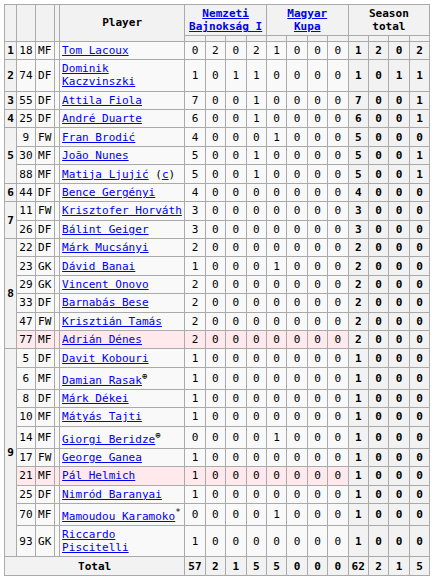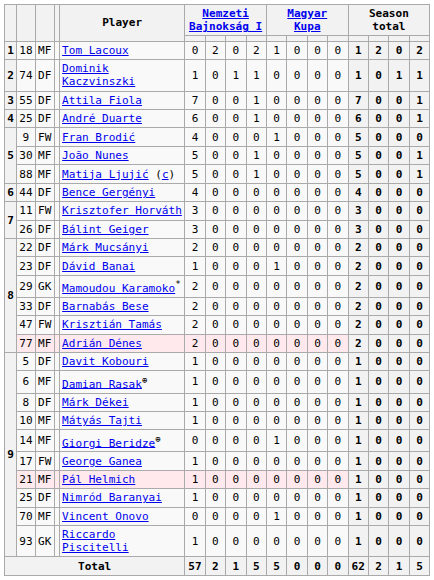(45, 266) GK -> (45, 266) DF
(105, 284) Vincent Onovo -> (121, 286) Mamoudou Karamoko*
(121, 514) Mamoudou Karamoko* -> (105, 516) Vincent Onovo
